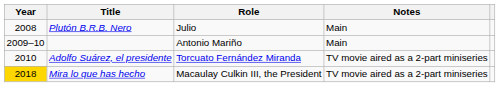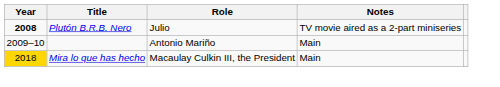(26, 27) normal -> (26, 27) bold
(337, 27) Main -> (380, 27) TV movie aired as a 2-part miniseries
- row: (110, 58)
(407, 74) TV movie aired as a 2-part miniseries -> (310, 58) Main
